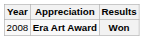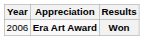(17, 27) 2008 -> (17, 27) 2006
